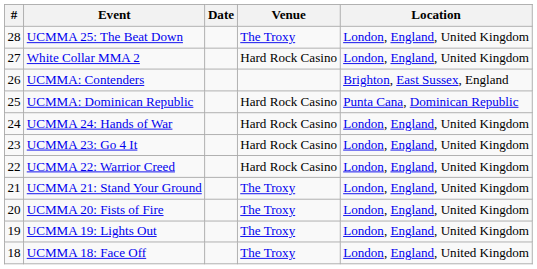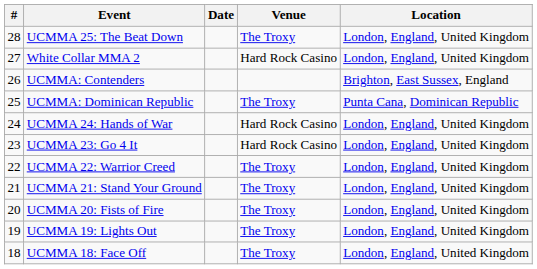(289, 102) Hard Rock Casino -> (268, 102) The Troxy
(289, 166) Hard Rock Casino -> (268, 166) The Troxy
